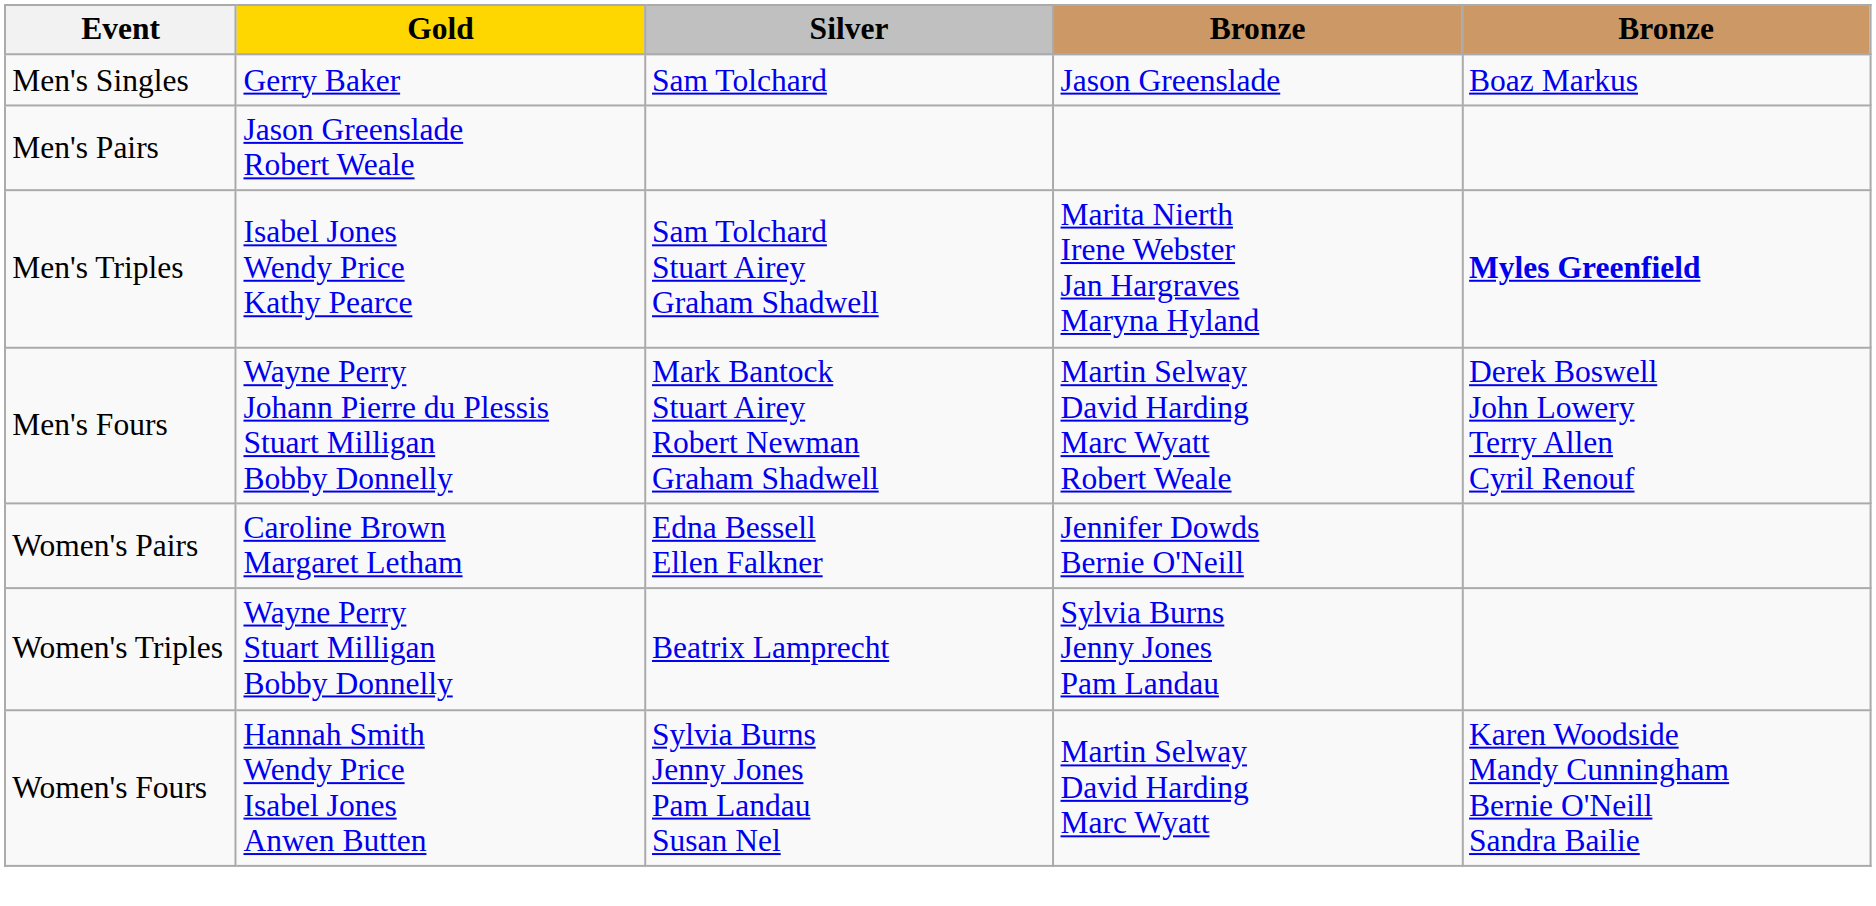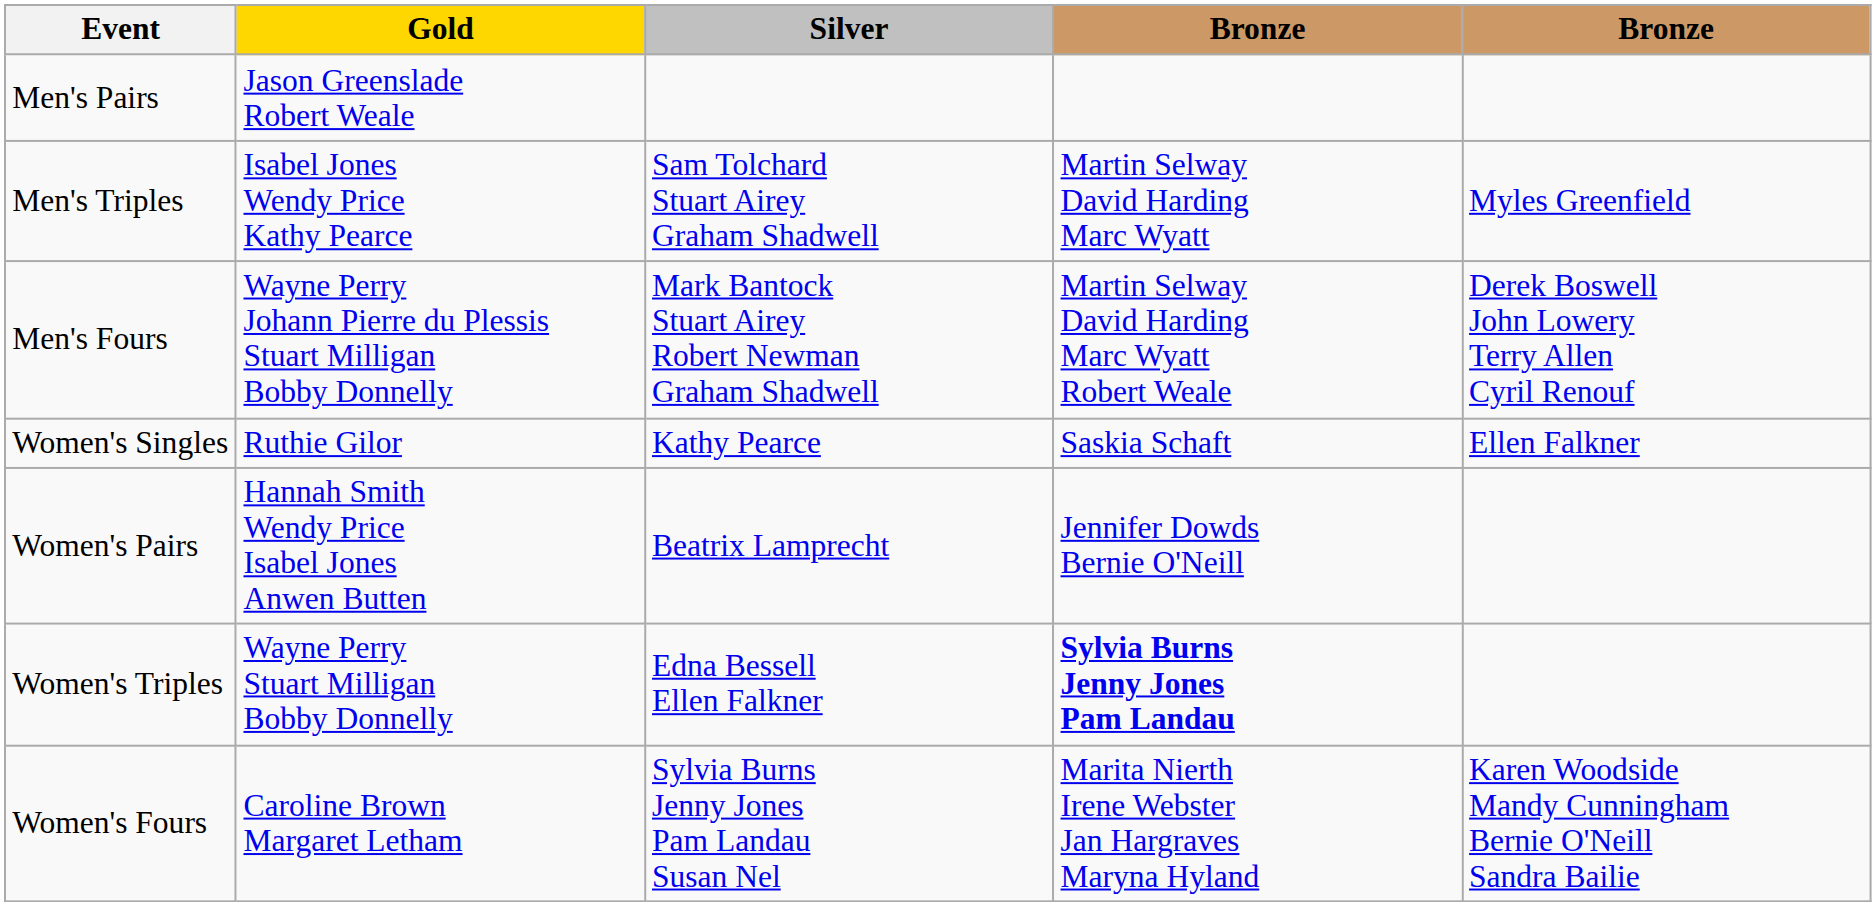- row: (100, 79)
(1160, 268) Marita Nierth Irene Webster Jan Hargraves Maryna Hyland -> (1155, 200) Martin Selway David Harding Marc Wyatt
(1585, 268) bold -> (1580, 200) normal
+ row: (120, 442)
(353, 545) Caroline Brown Margaret Letham -> (335, 545) Hannah Smith Wendy Price Isabel Jones Anwen Butten
(737, 545) Edna Bessell Ellen Falkner -> (771, 545) Beatrix Lamprecht
(771, 648) Beatrix Lamprecht -> (737, 684) Edna Bessell Ellen Falkner
(1142, 648) normal -> (1148, 684) bold
(335, 787) Hannah Smith Wendy Price Isabel Jones Anwen Butten -> (353, 822) Caroline Brown Margaret Letham
(1155, 787) Martin Selway David Harding Marc Wyatt -> (1160, 822) Marita Nierth Irene Webster Jan Hargraves Maryna Hyland
